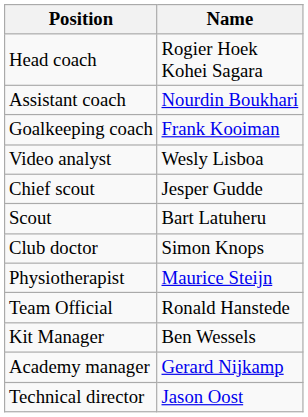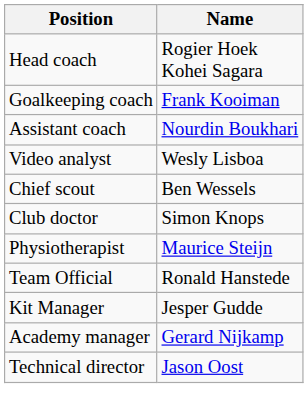rows swapped: (67, 99) <-> (81, 129)
(212, 188) Jesper Gudde -> (209, 188) Ben Wessels
- row: (30, 218)
(209, 337) Ben Wessels -> (212, 307) Jesper Gudde
